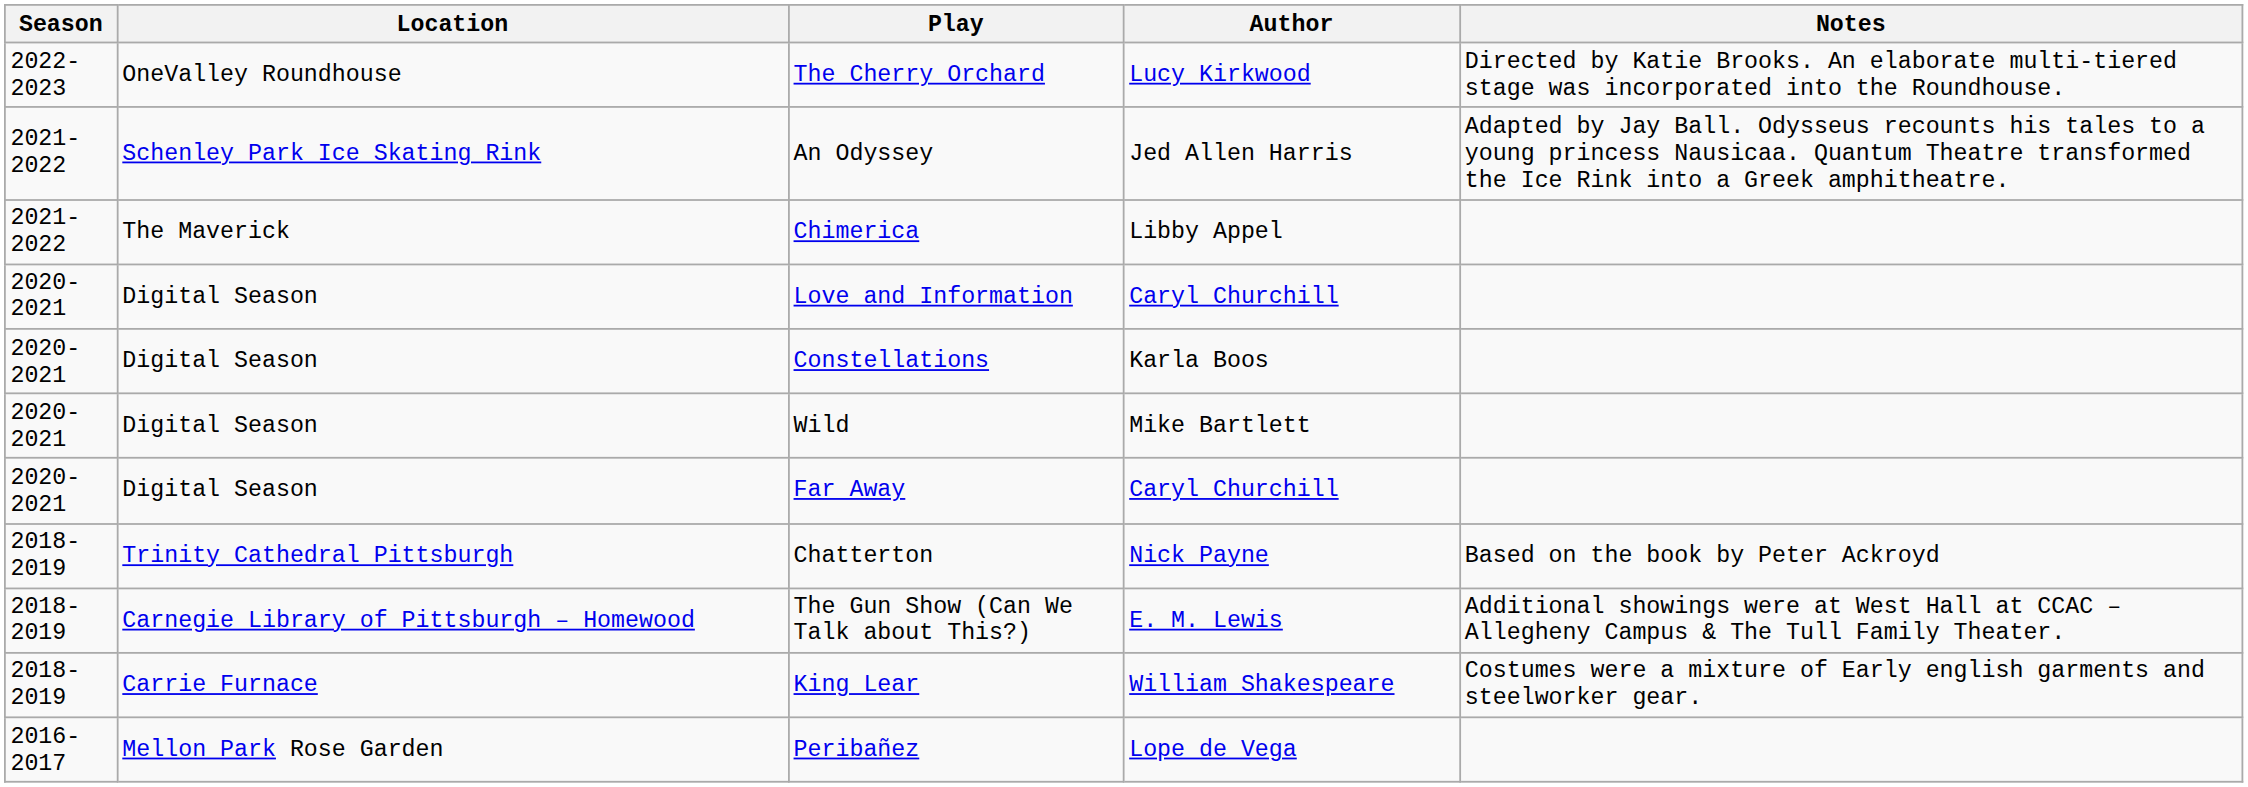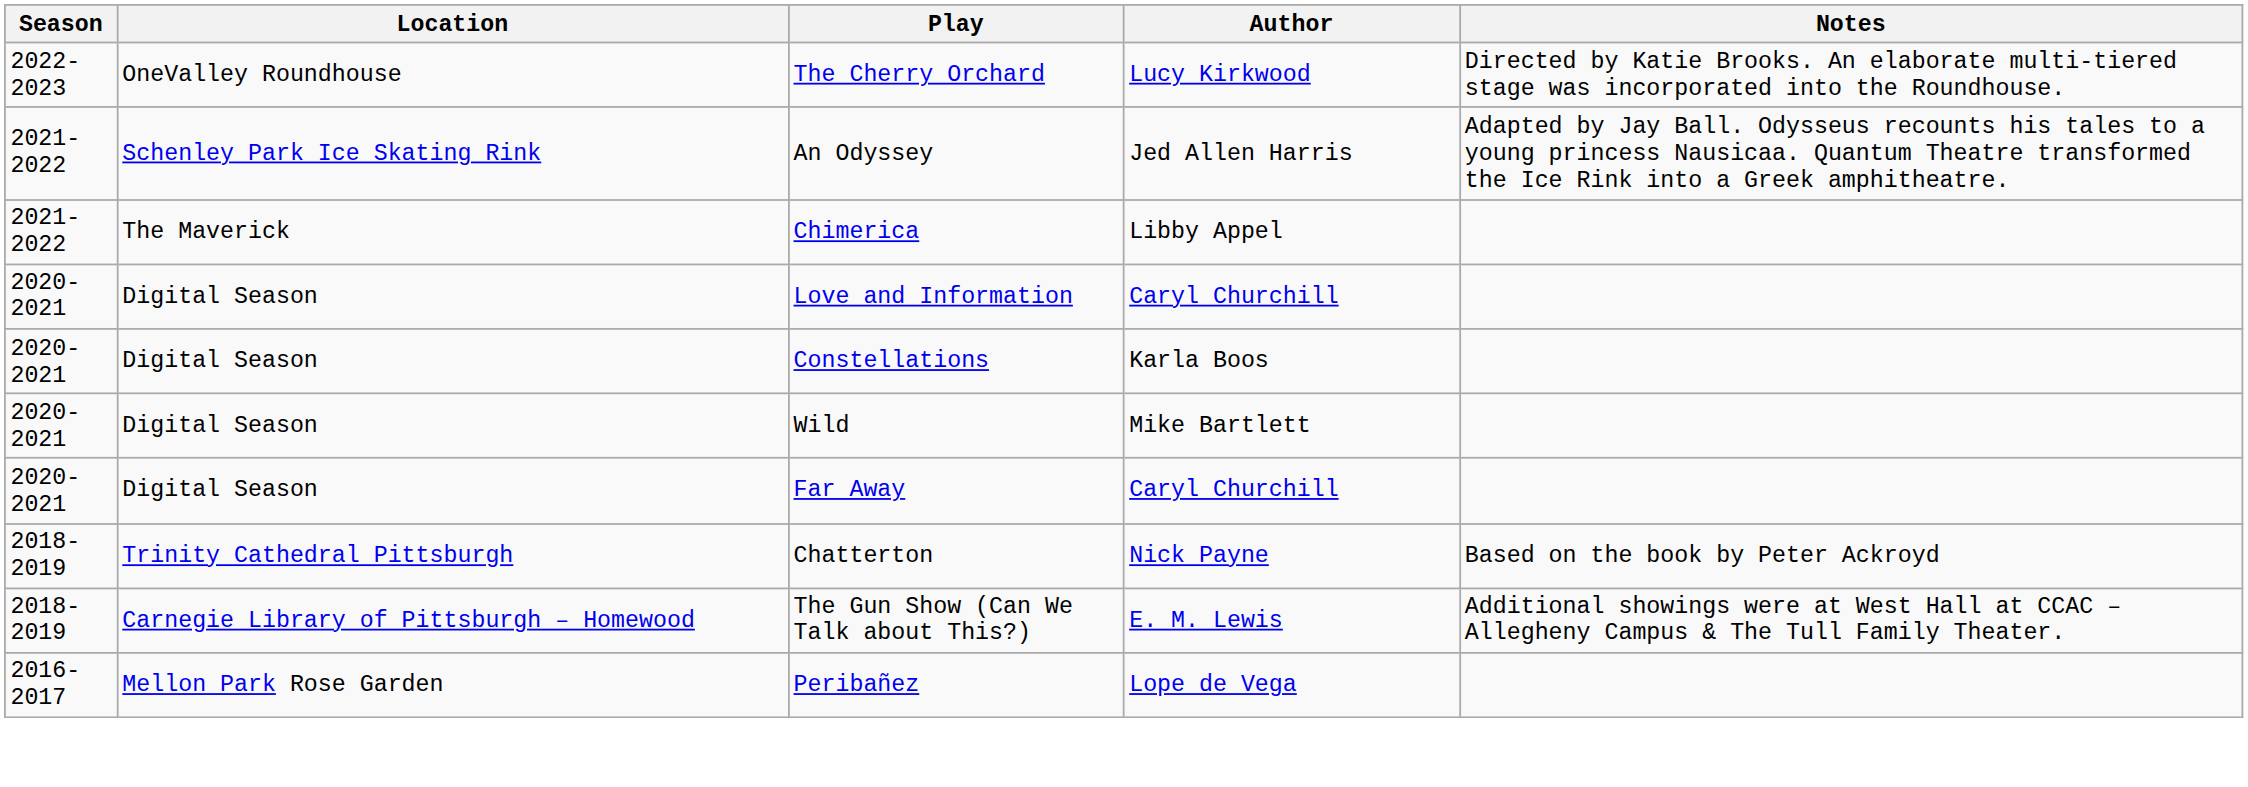- row: (856, 685)
